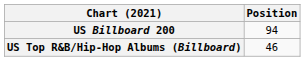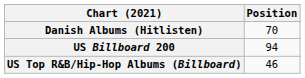+ row: (124, 30)
